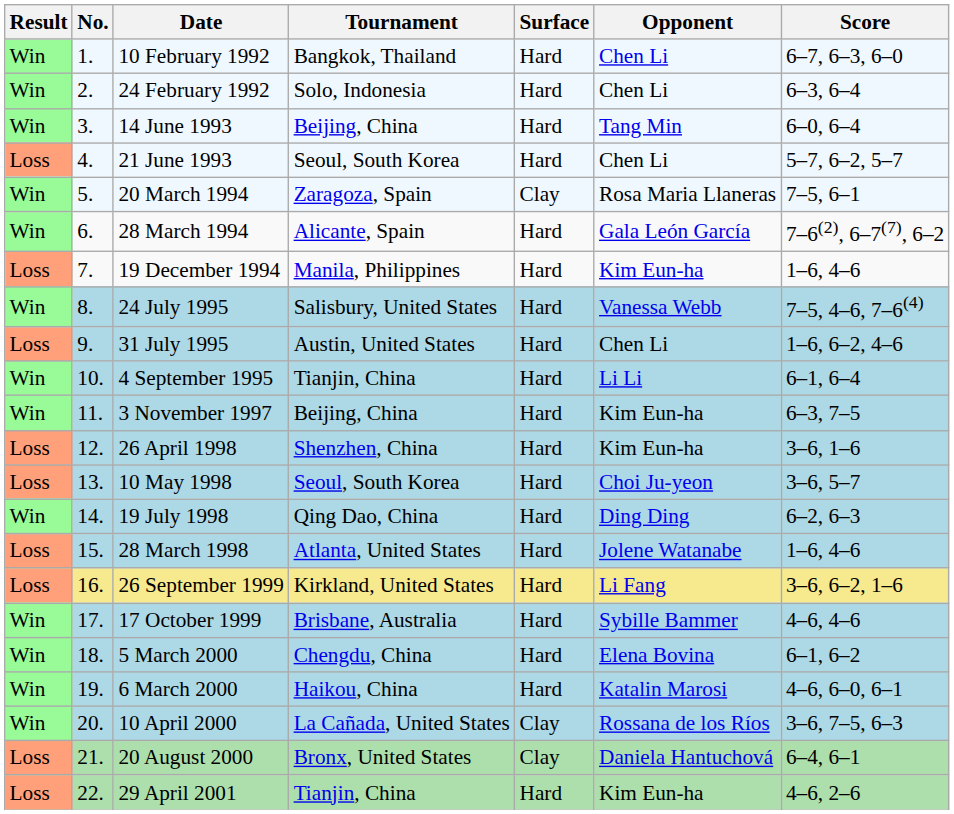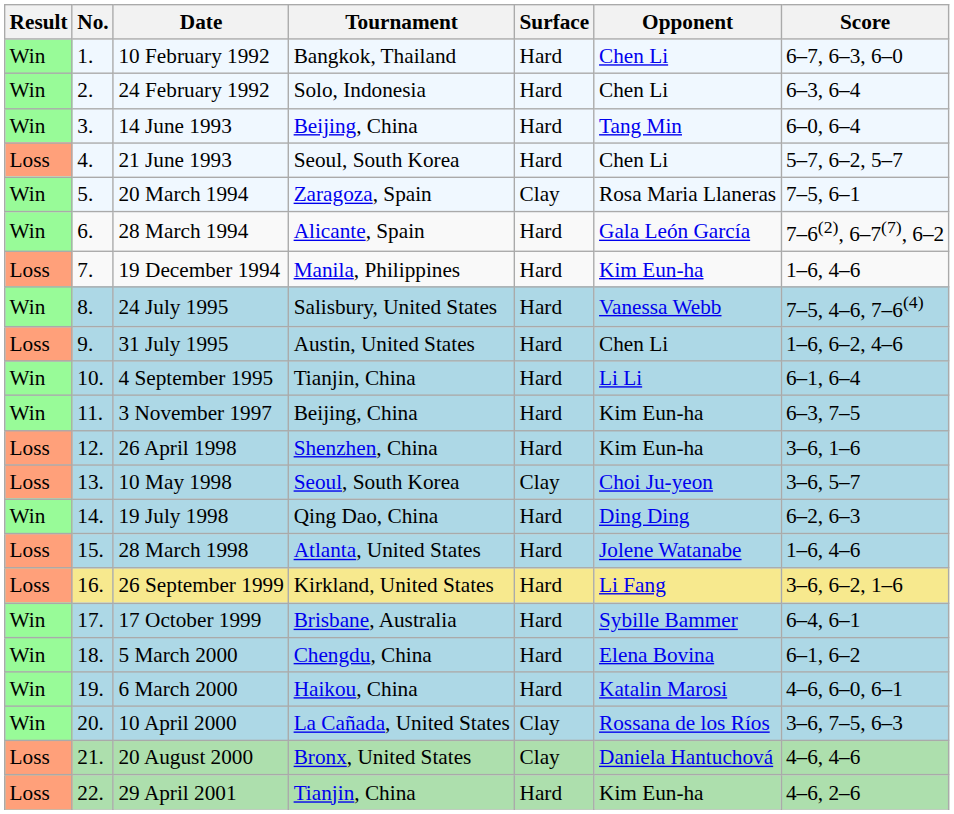(541, 481) Hard -> (540, 481) Clay
(823, 619) 4–6, 4–6 -> (823, 619) 6–4, 6–1
(823, 757) 6–4, 6–1 -> (823, 757) 4–6, 4–6
